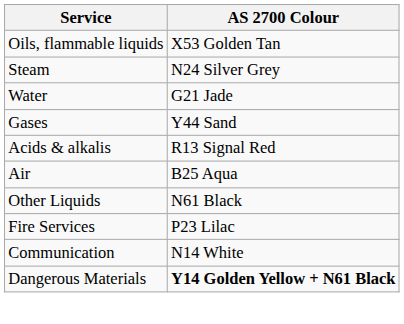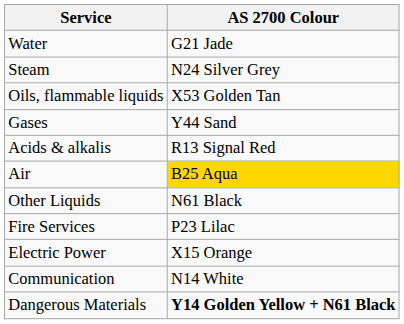rows swapped: (28, 95) <-> (86, 43)
(204, 174) no background -> (204, 174) gold background
+ row: (57, 252)
